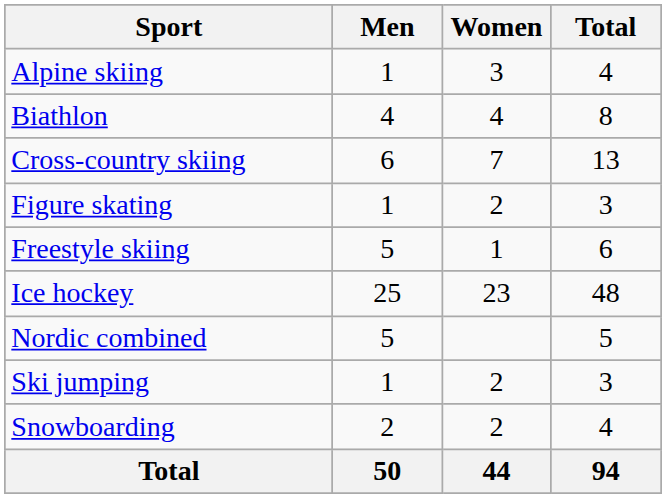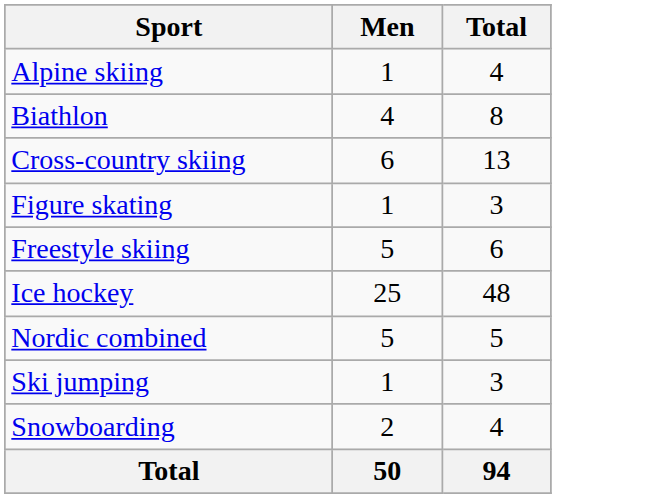- column: (497, 26)
